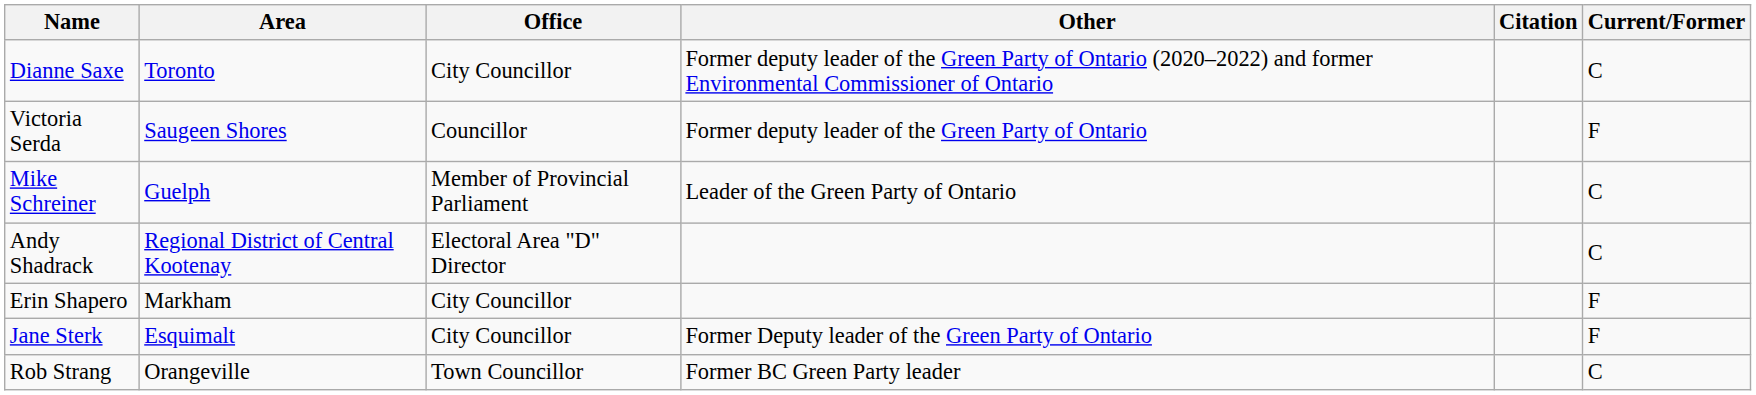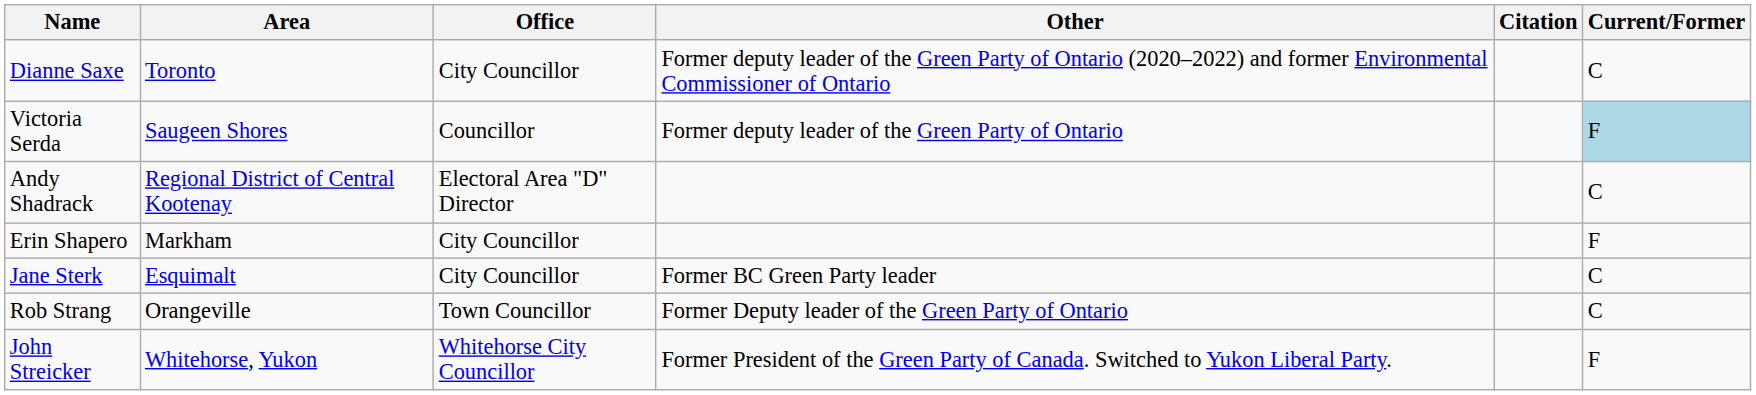(1594, 131) no background -> (1594, 131) lightblue background
- row: (53, 191)
(919, 336) Former Deputy leader of the Green Party of Ontario -> (799, 275) Former BC Green Party leader
(1594, 336) F -> (1595, 275) C
(823, 371) Former BC Green Party leader -> (895, 311) Former Deputy leader of the Green Party of Ontario
+ row: (50, 359)
